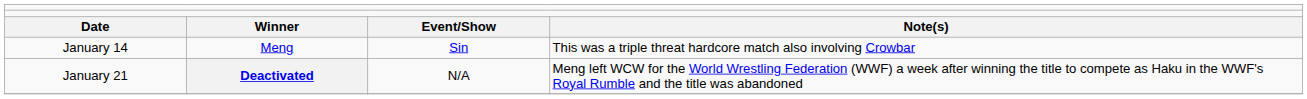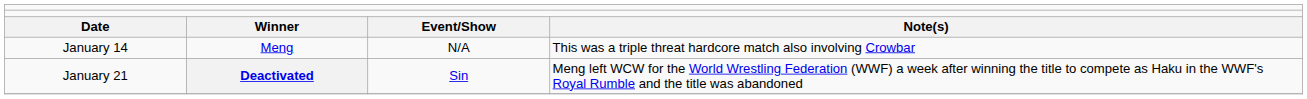(459, 47) Sin -> (459, 47) N/A
(459, 75) N/A -> (459, 75) Sin
